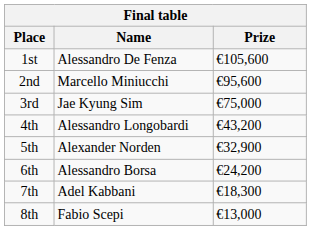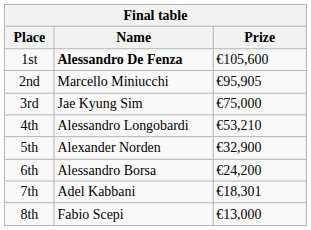(117, 59) normal -> (120, 59) bold
(239, 81) €95,600 -> (239, 81) €95,905
(239, 125) €43,200 -> (239, 125) €53,210
(239, 192) €18,300 -> (239, 192) €18,301
